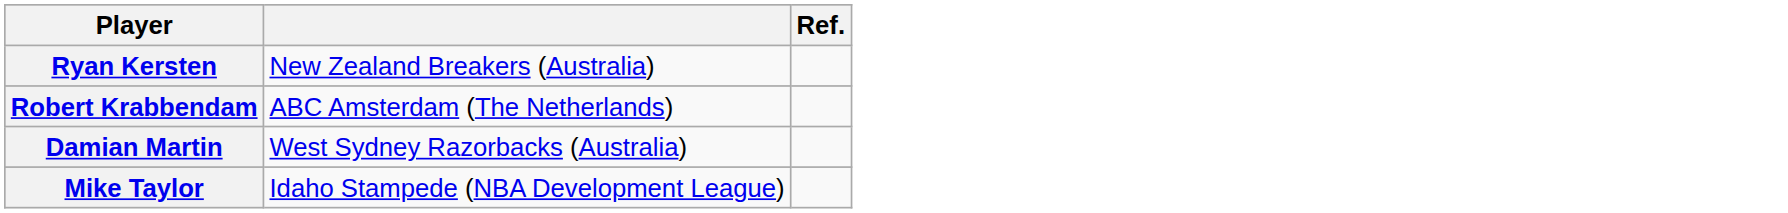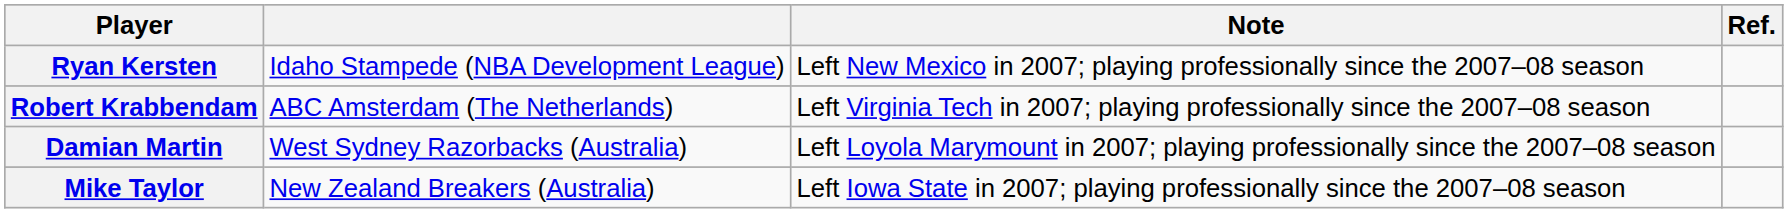+ column: (1256, 25)
(462, 66) New Zealand Breakers (Australia) -> (527, 66) Idaho Stampede (NBA Development League)
(527, 188) Idaho Stampede (NBA Development League) -> (462, 188) New Zealand Breakers (Australia)
